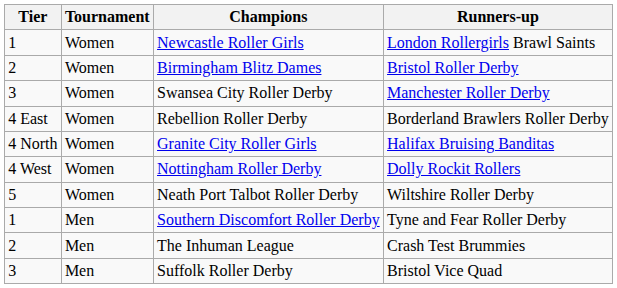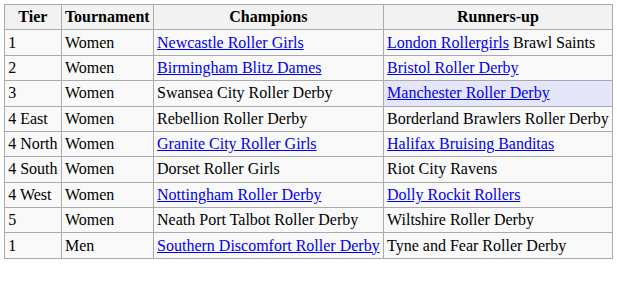(468, 93) no background -> (468, 93) lavender background
+ row: (218, 169)
- row: (225, 245)
- row: (225, 270)
